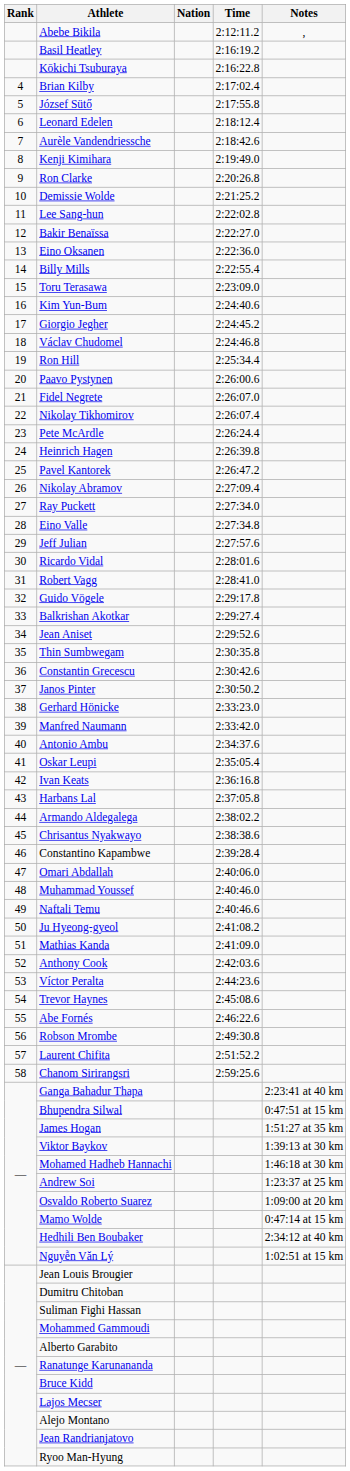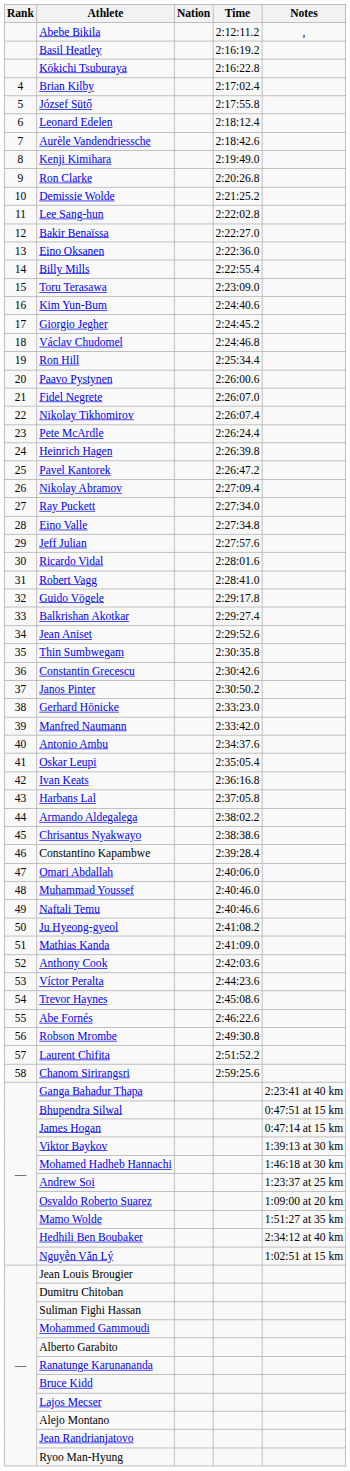(304, 1128) 1:51:27 at 35 km -> (304, 1128) 0:47:14 at 15 km
(304, 1219) 0:47:14 at 15 km -> (304, 1219) 1:51:27 at 35 km
